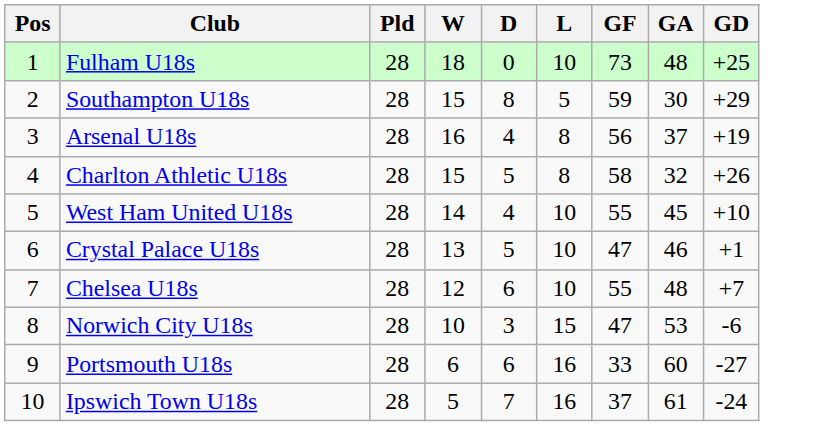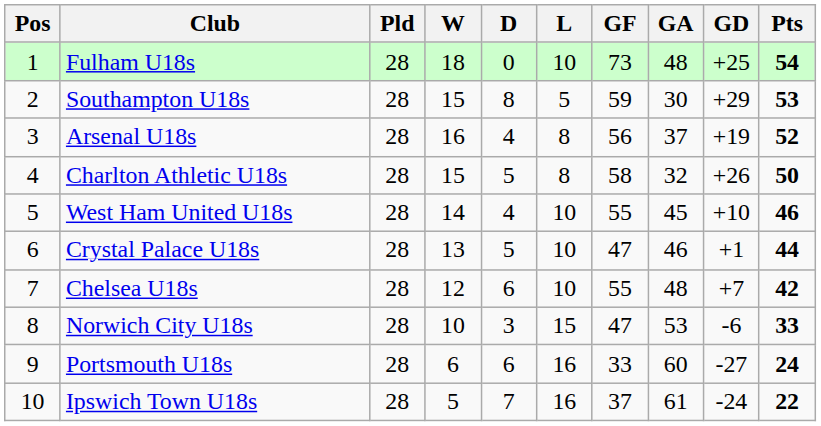+ column: (787, 23)
